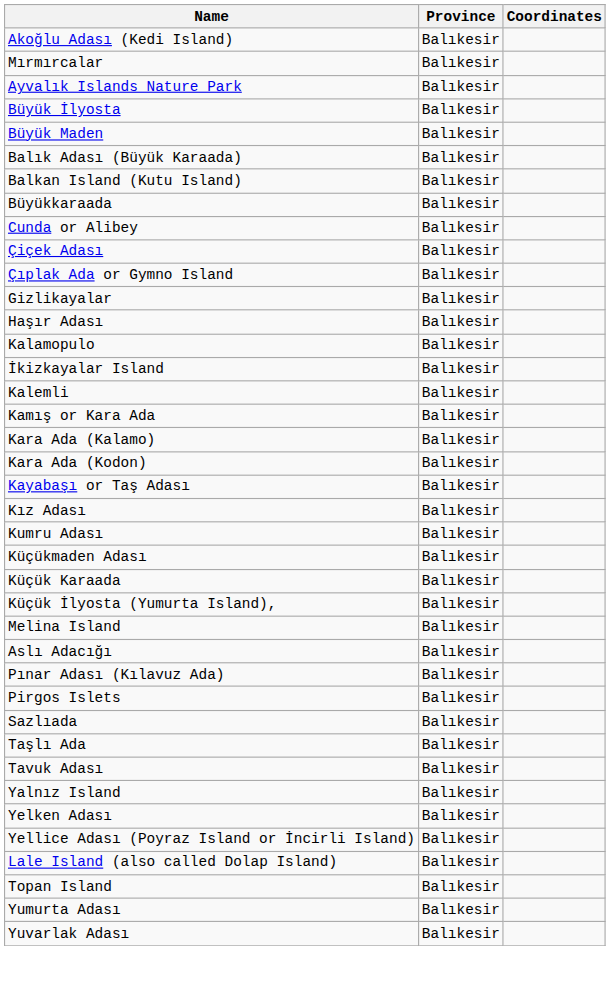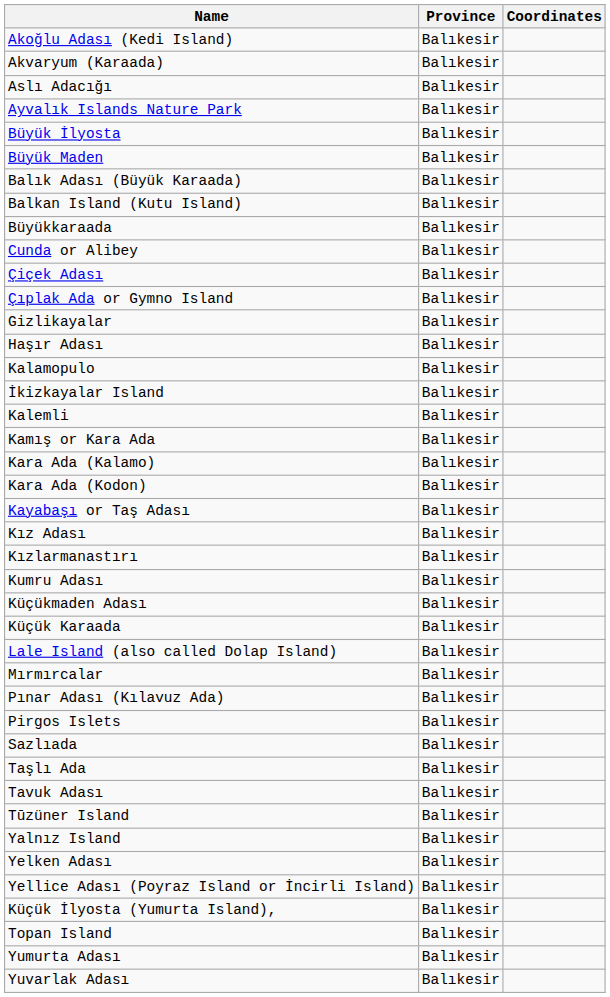+ row: (86, 63)
rows swapped: (60, 651) <-> (56, 63)
+ row: (73, 557)
rows swapped: (173, 863) <-> (142, 604)
- row: (64, 628)
+ row: (69, 816)
